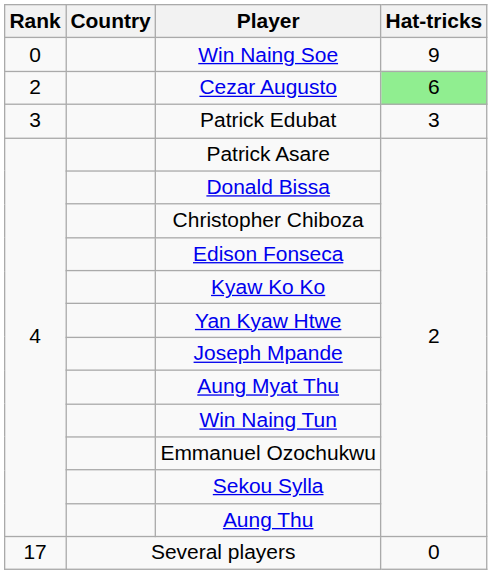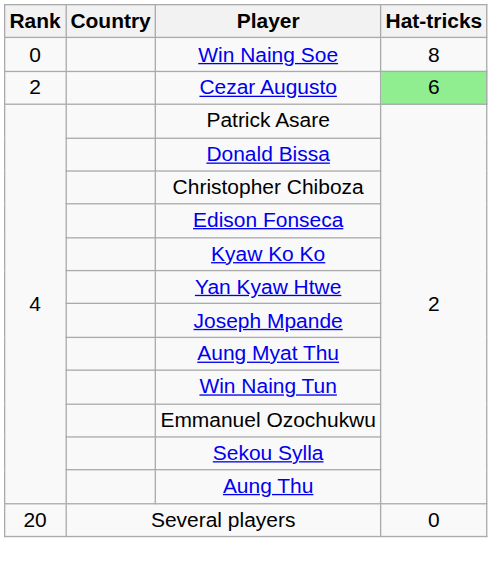(434, 54) 9 -> (434, 54) 8
- row: (268, 120)
(35, 552) 17 -> (35, 519) 20
